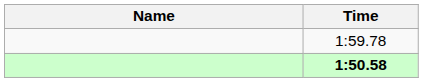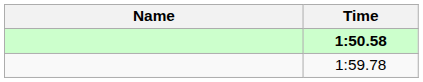rows swapped: (361, 65) <-> (361, 41)
